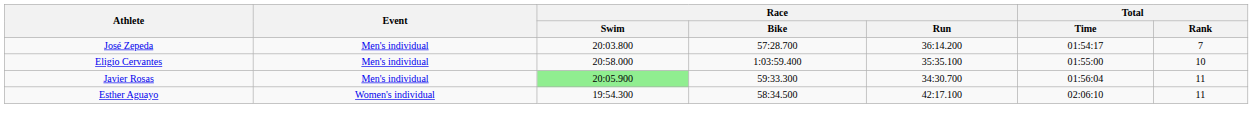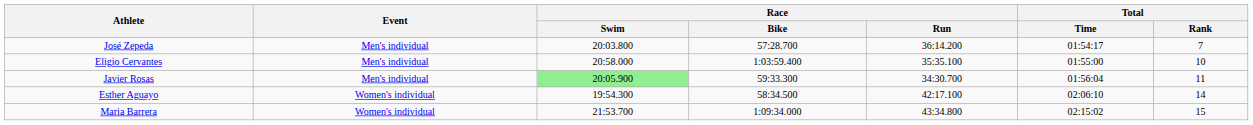(1200, 95) 11 -> (1200, 95) 14
+ row: (129, 112)
